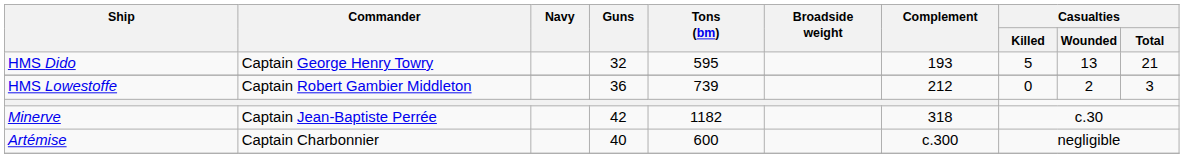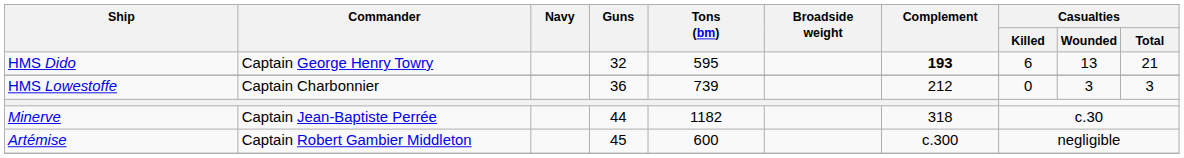(940, 63) normal -> (940, 63) bold
(1028, 63) 5 -> (1028, 63) 6
(357, 87) Captain Robert Gambier Middleton -> (310, 87) Captain Charbonnier
(1089, 87) 2 -> (1089, 87) 3
(618, 117) 42 -> (618, 117) 44
(310, 141) Captain Charbonnier -> (357, 141) Captain Robert Gambier Middleton
(618, 141) 40 -> (618, 141) 45
